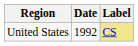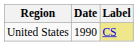(86, 31) 1992 -> (86, 31) 1990
